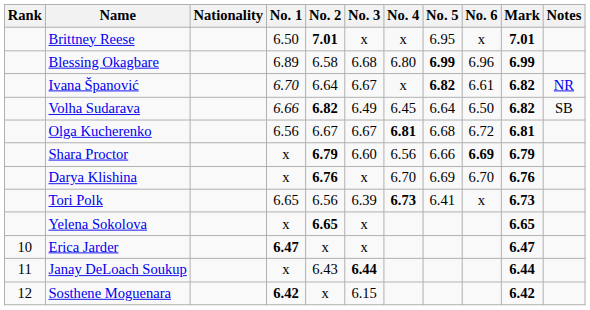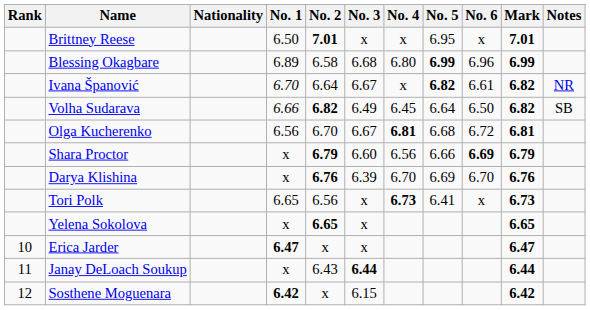(325, 131) 6.67 -> (325, 131) 6.70
(364, 177) x -> (364, 177) 6.39
(364, 200) 6.39 -> (364, 200) x
